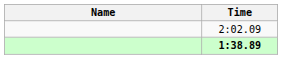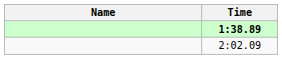rows swapped: (240, 46) <-> (240, 29)
